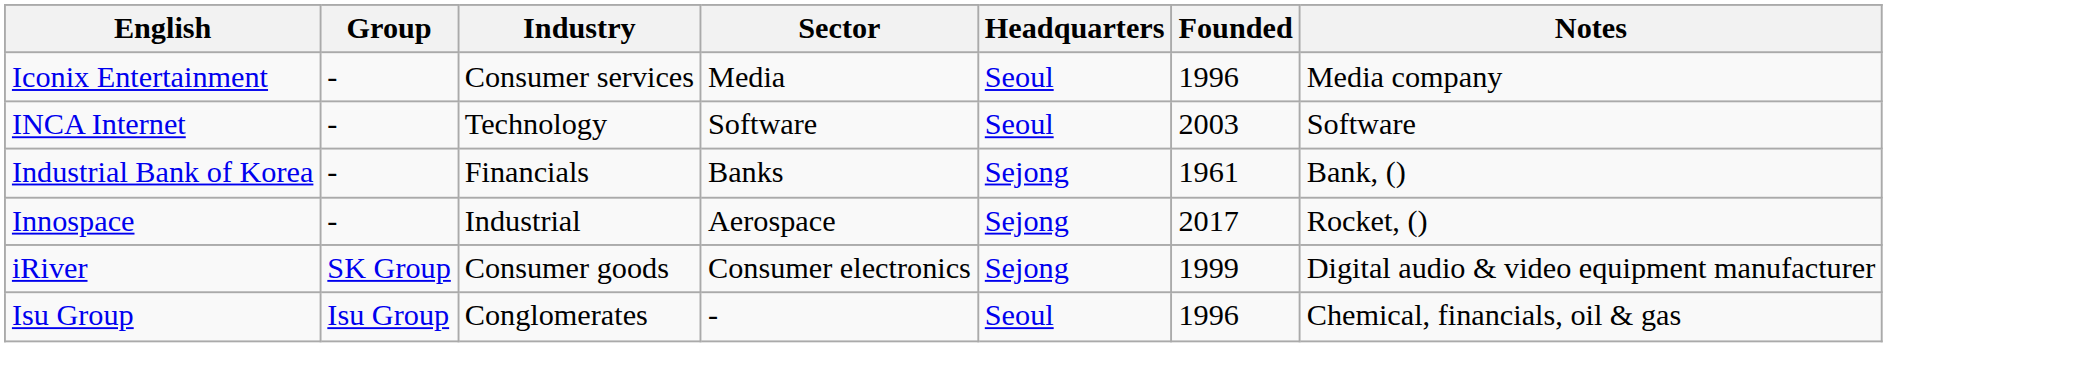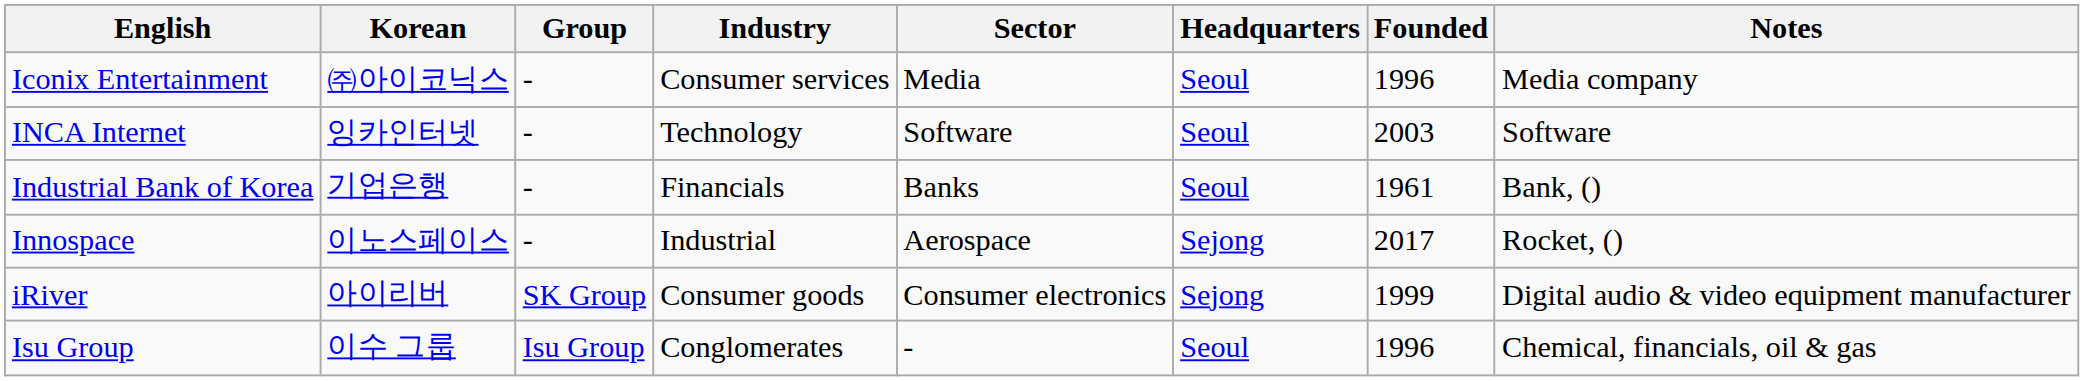+ column: (418, 28)
(1027, 172) Sejong -> (1215, 186) Seoul
